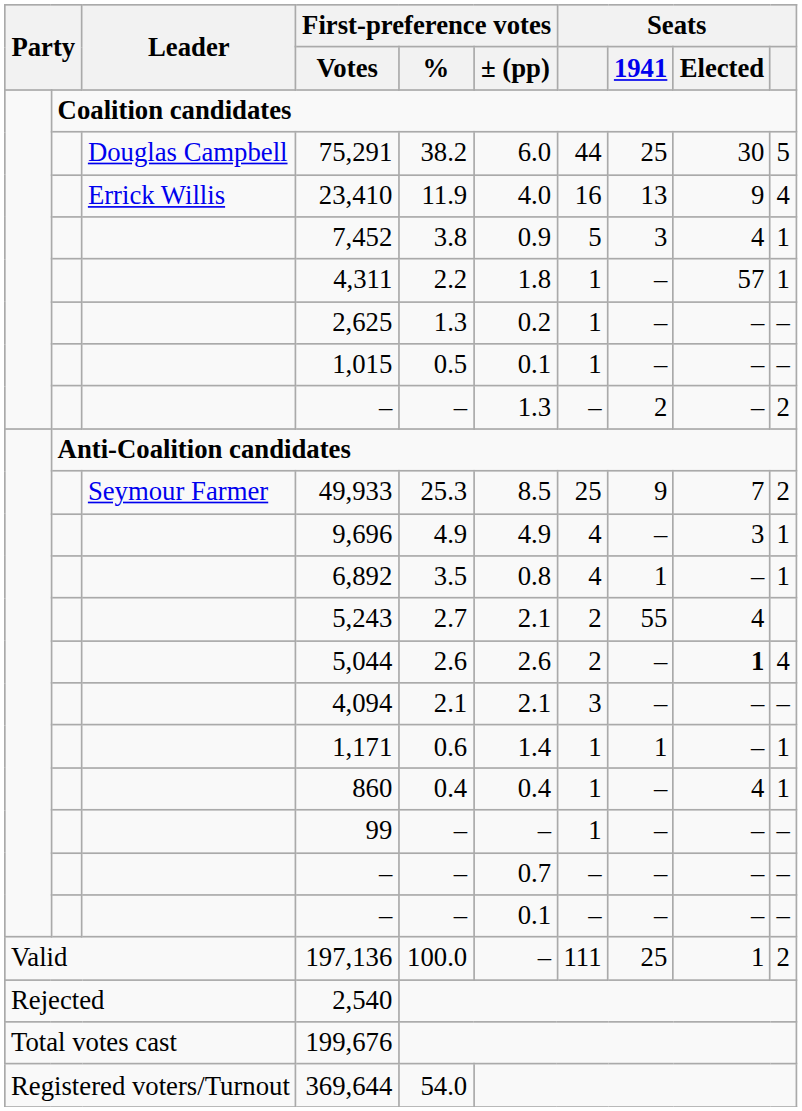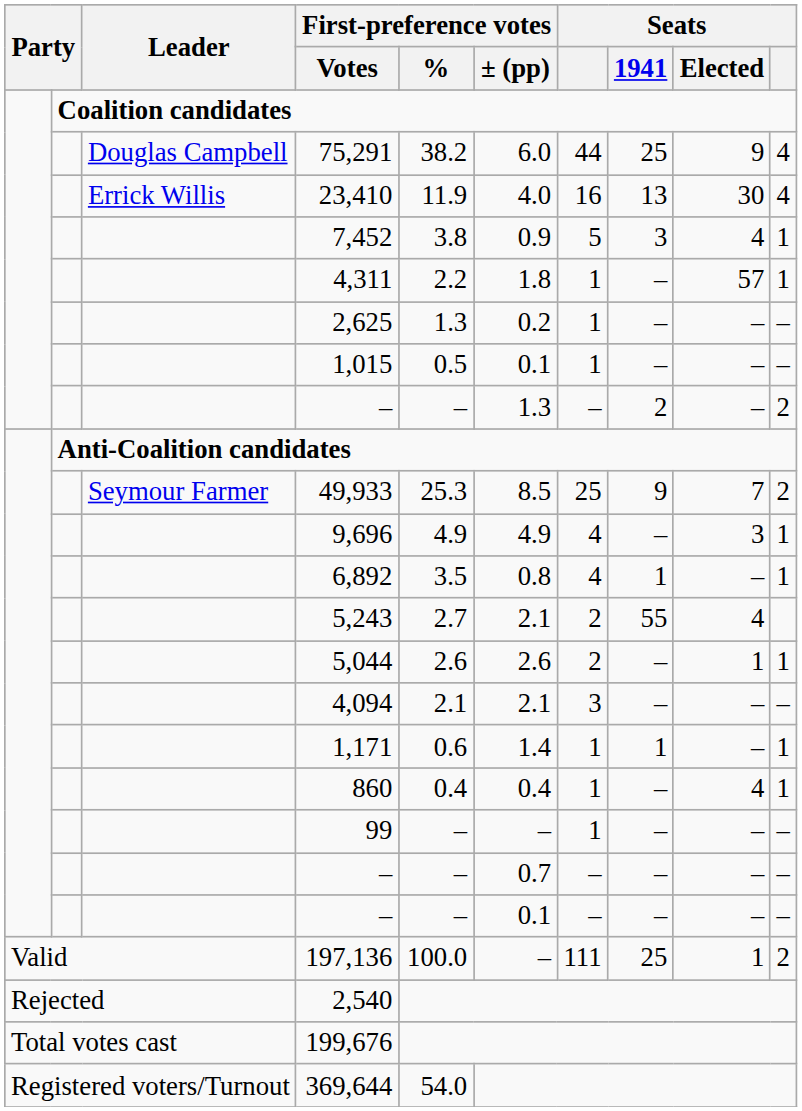(751, 152) 30 -> (758, 152) 9
(783, 152) 5 -> (783, 152) 4
(758, 195) 9 -> (751, 195) 30
(758, 661) bold -> (758, 661) normal
(783, 661) 4 -> (783, 661) 1
